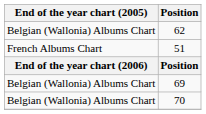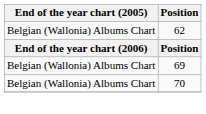- row: (179, 48)
